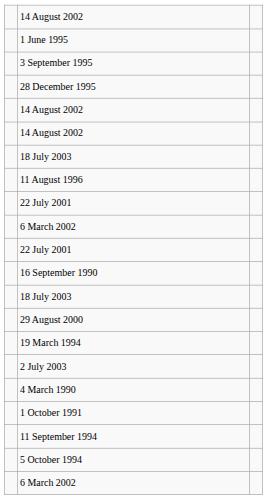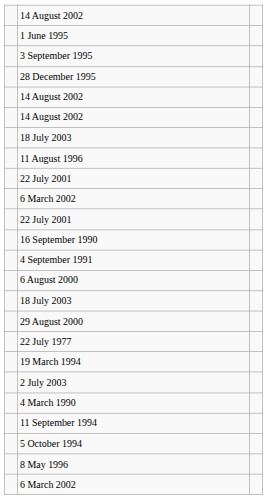+ row: (11, 260)
+ row: (11, 281)
+ row: (11, 342)
- row: (11, 413)
+ row: (11, 464)
